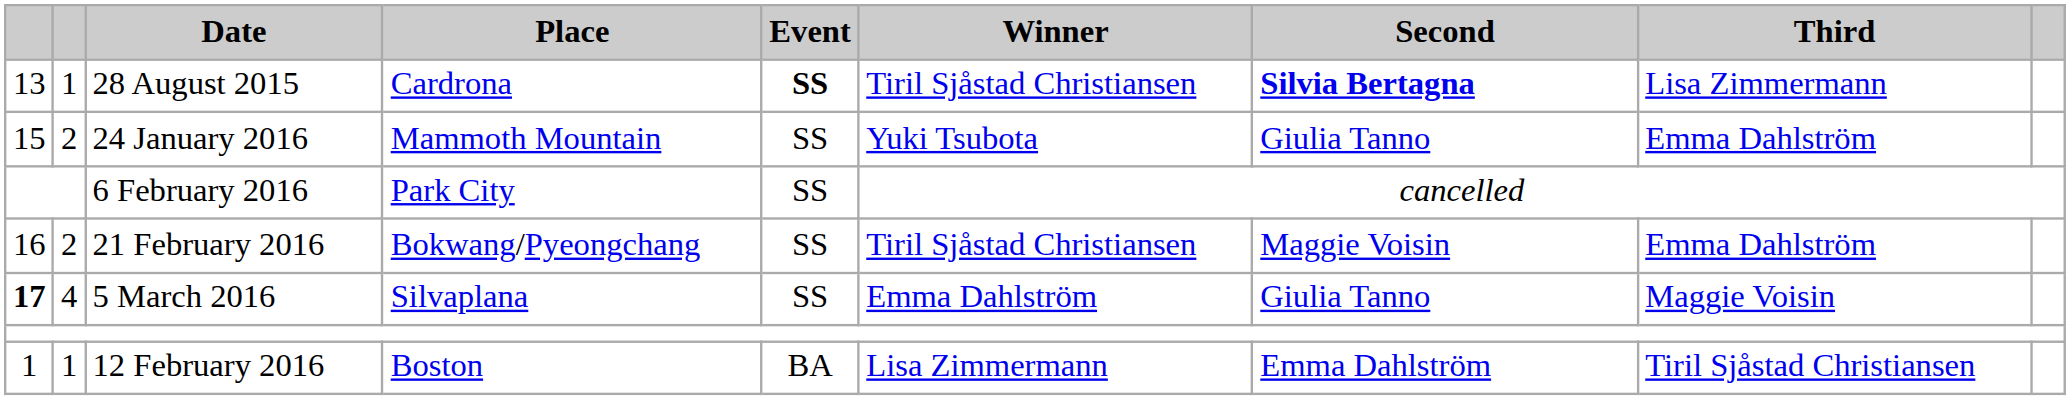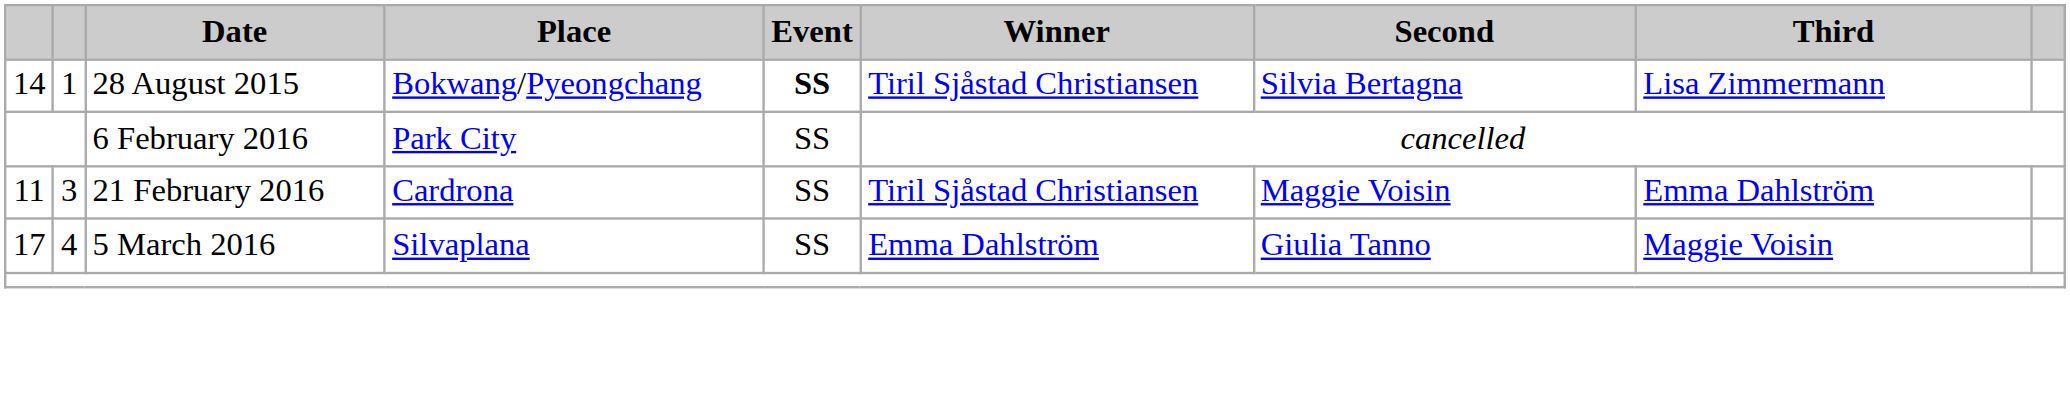(29, 84) 13 -> (29, 84) 14
(451, 84) Cardrona -> (547, 84) Bokwang/Pyeongchang
(1368, 84) bold -> (1362, 84) normal
- row: (200, 137)
(29, 244) 16 -> (29, 190) 11
(69, 244) 2 -> (69, 190) 3
(546, 244) Bokwang/Pyeongchang -> (453, 190) Cardrona
(29, 297) bold -> (29, 244) normal
- row: (208, 366)
